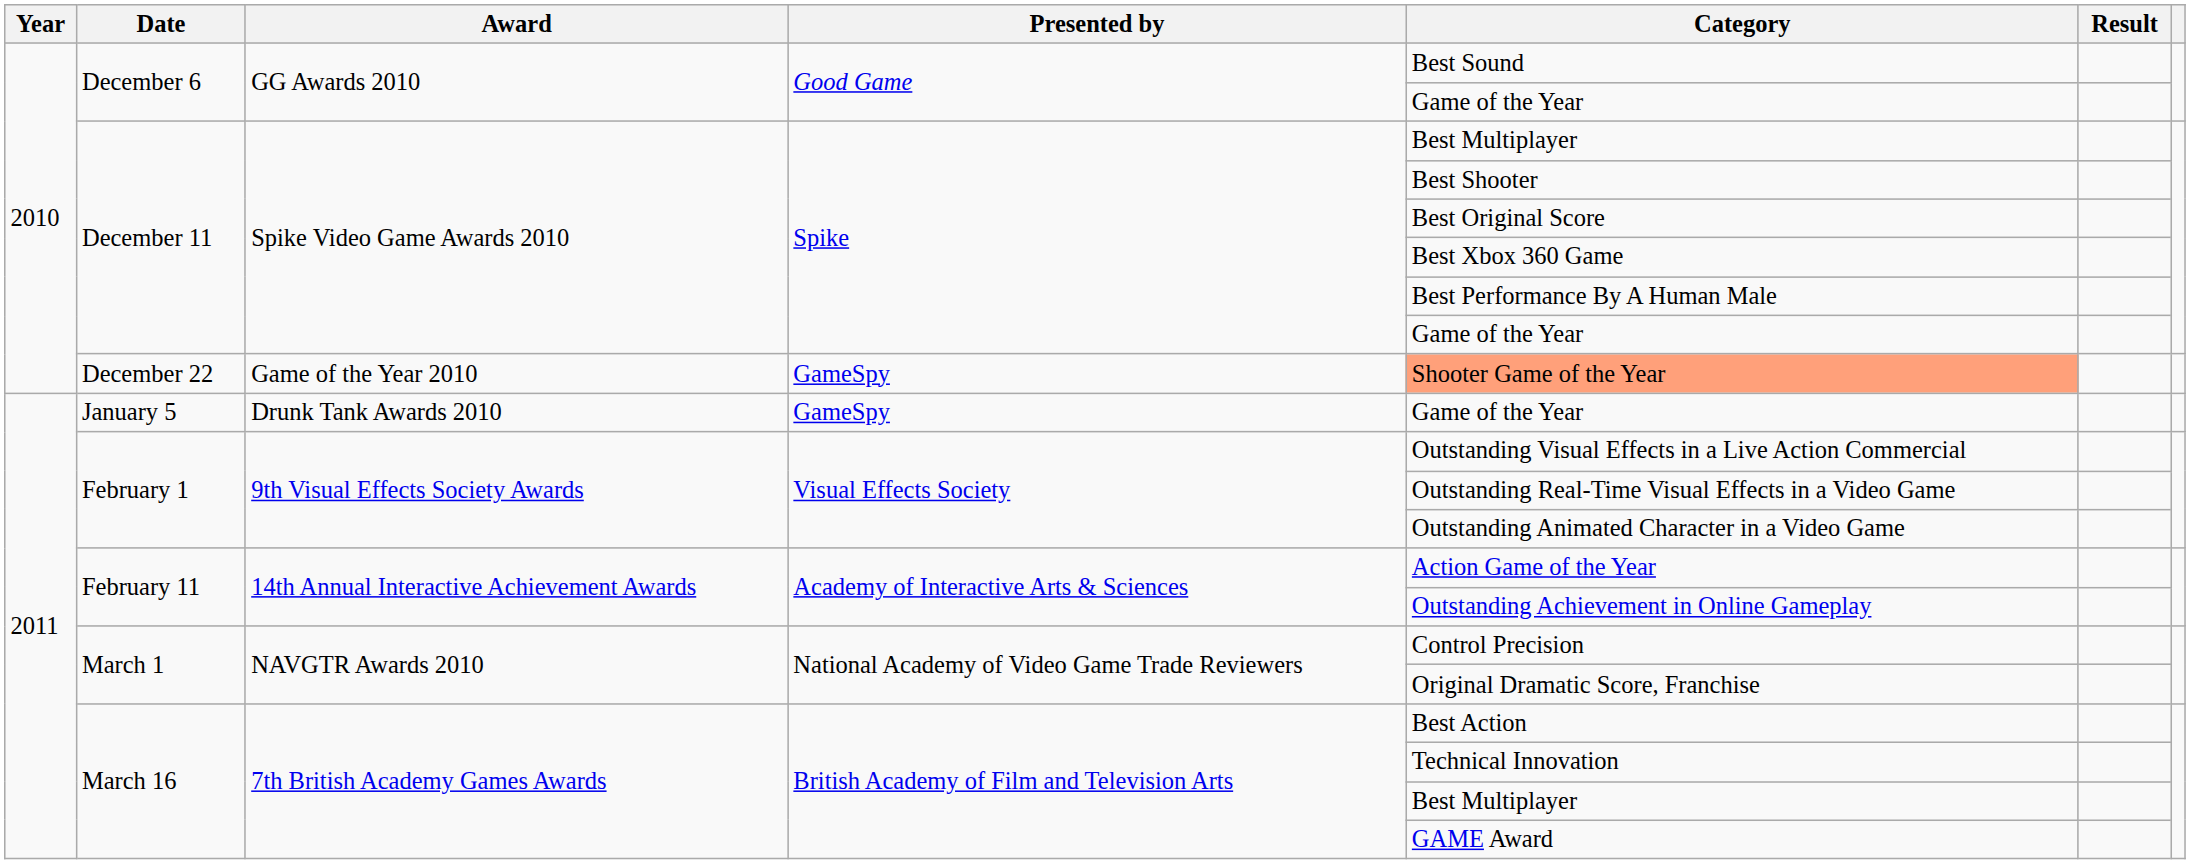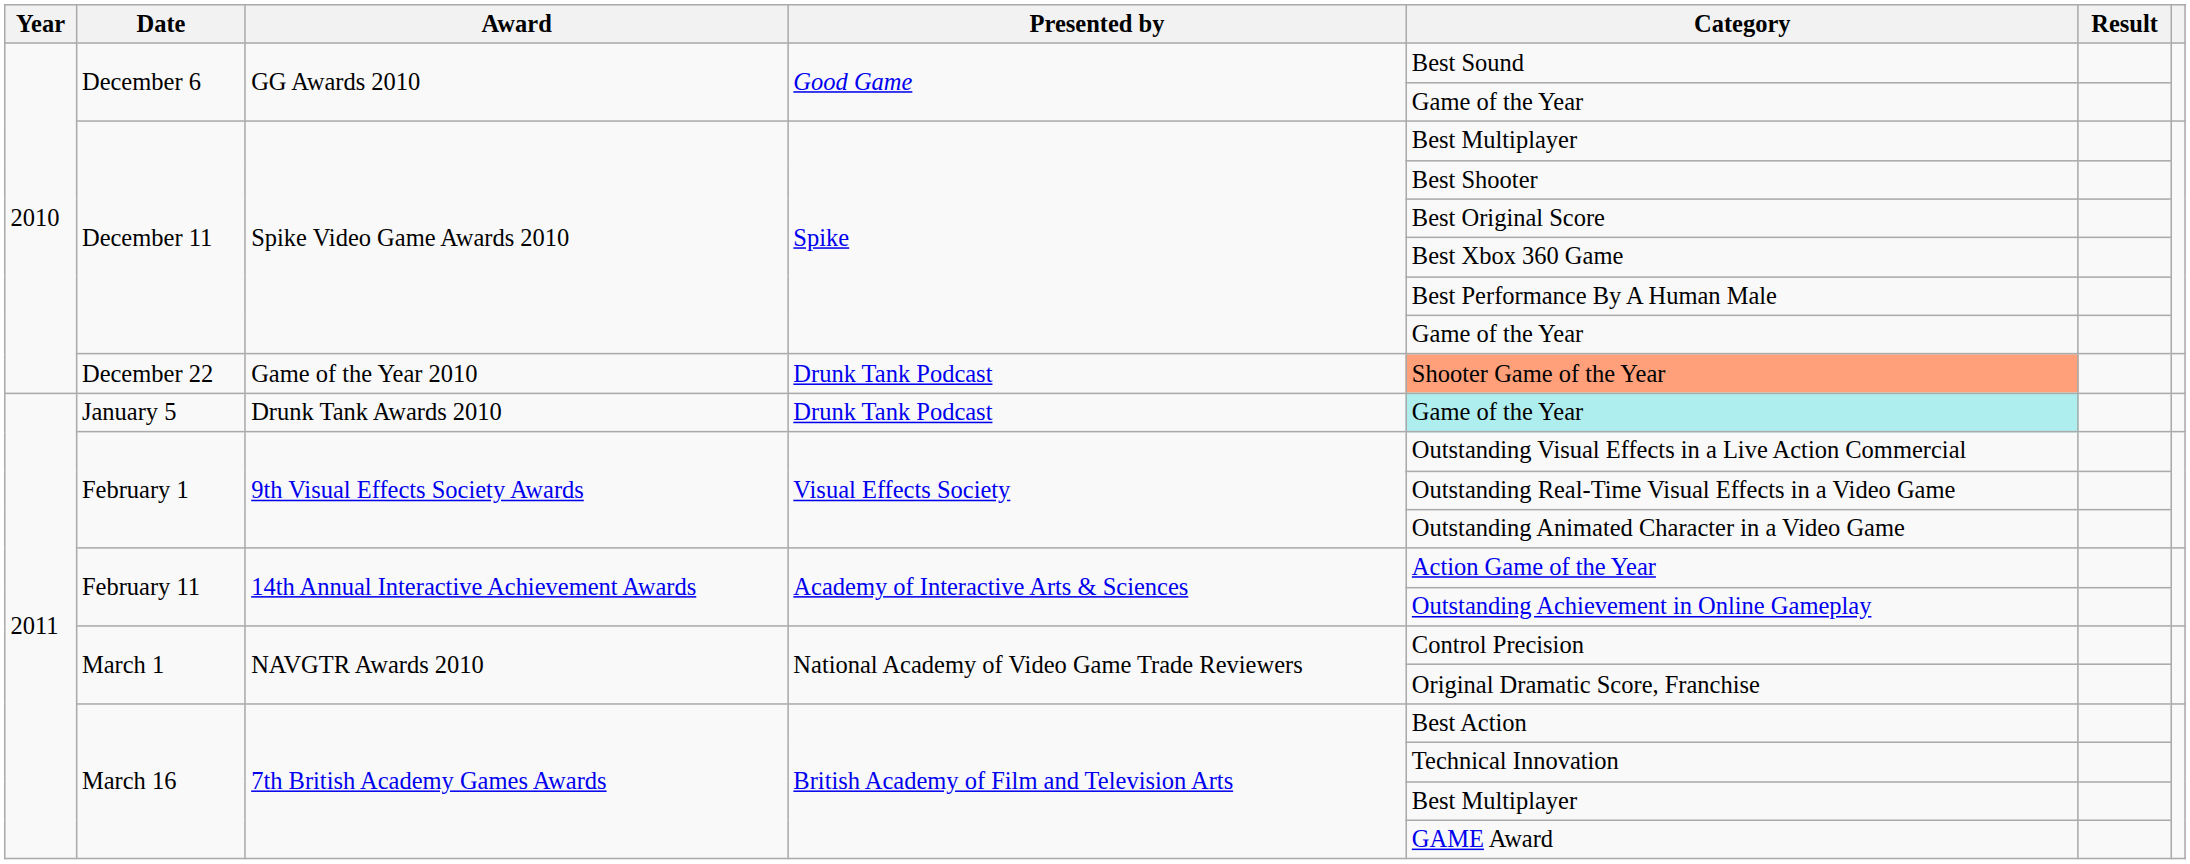(842, 373) GameSpy -> (893, 373) Drunk Tank Podcast
(842, 412) GameSpy -> (893, 412) Drunk Tank Podcast
(1498, 412) no background -> (1498, 412) paleturquoise background
